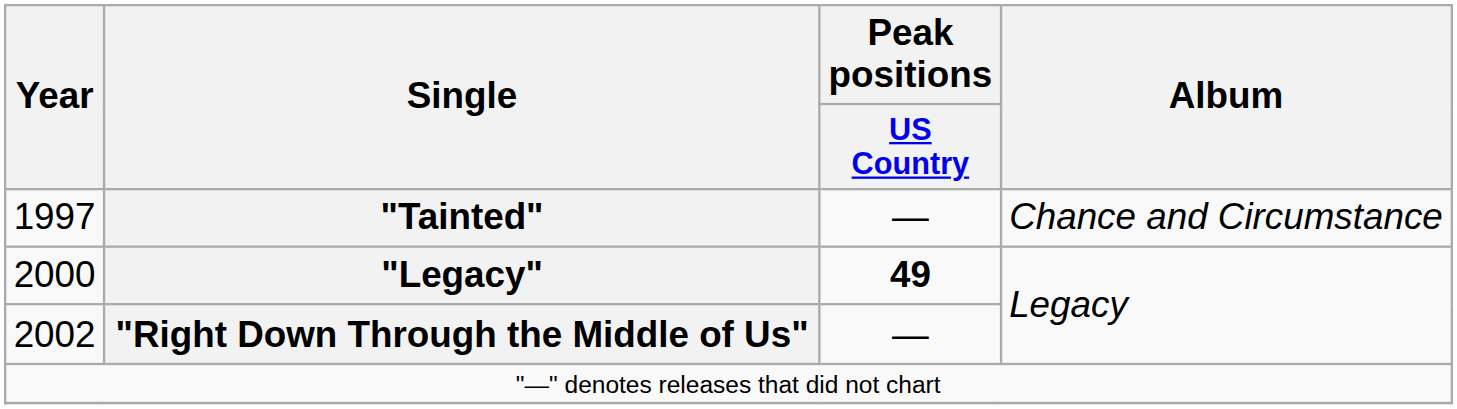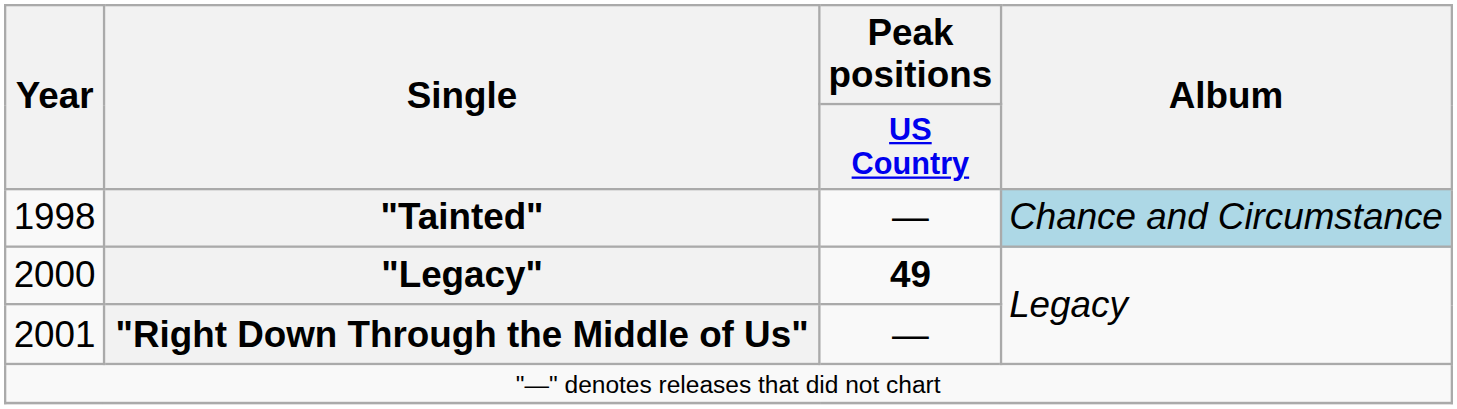(55, 216) 1997 -> (55, 216) 1998
(1226, 216) no background -> (1226, 216) lightblue background
(55, 333) 2002 -> (55, 333) 2001
